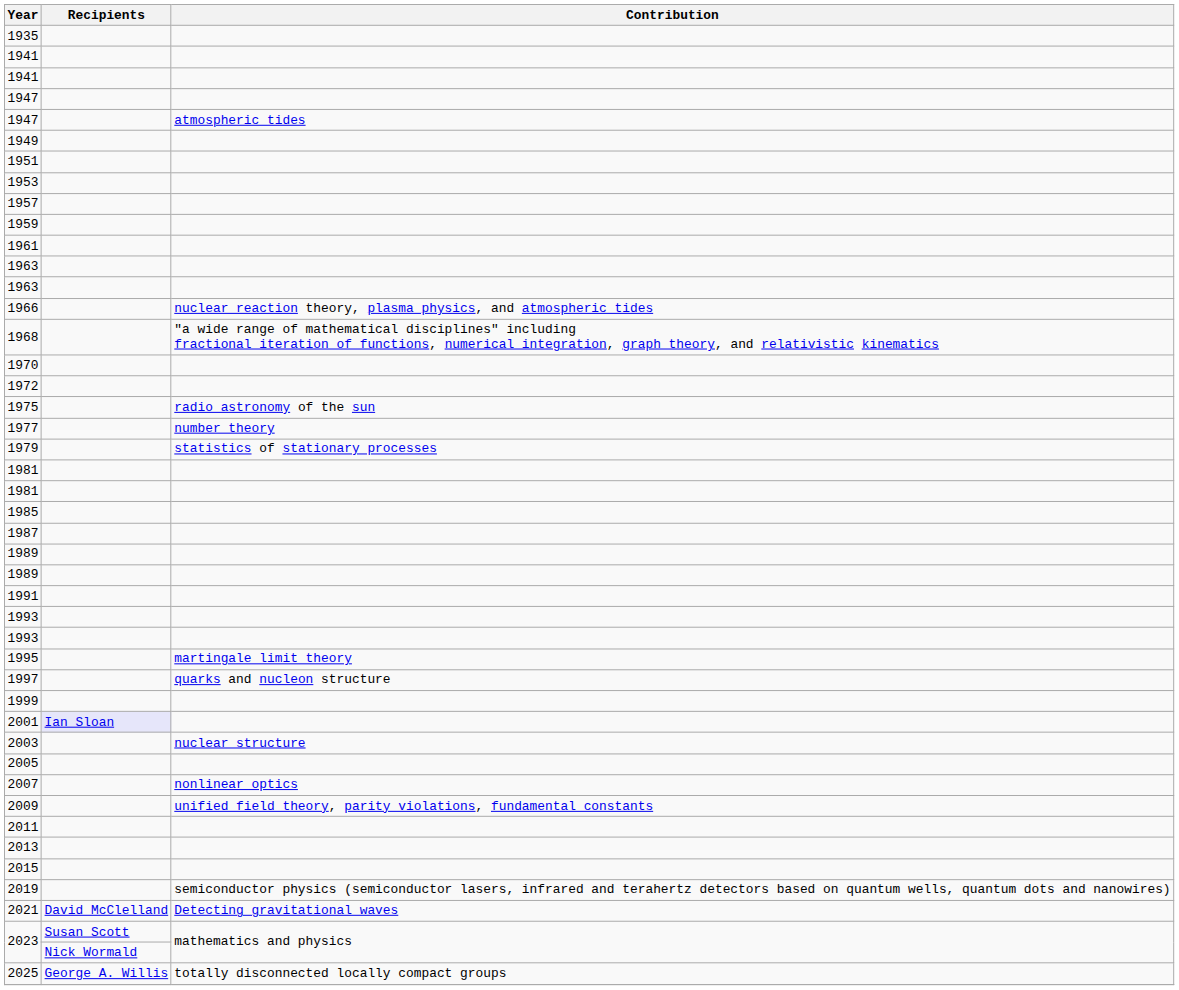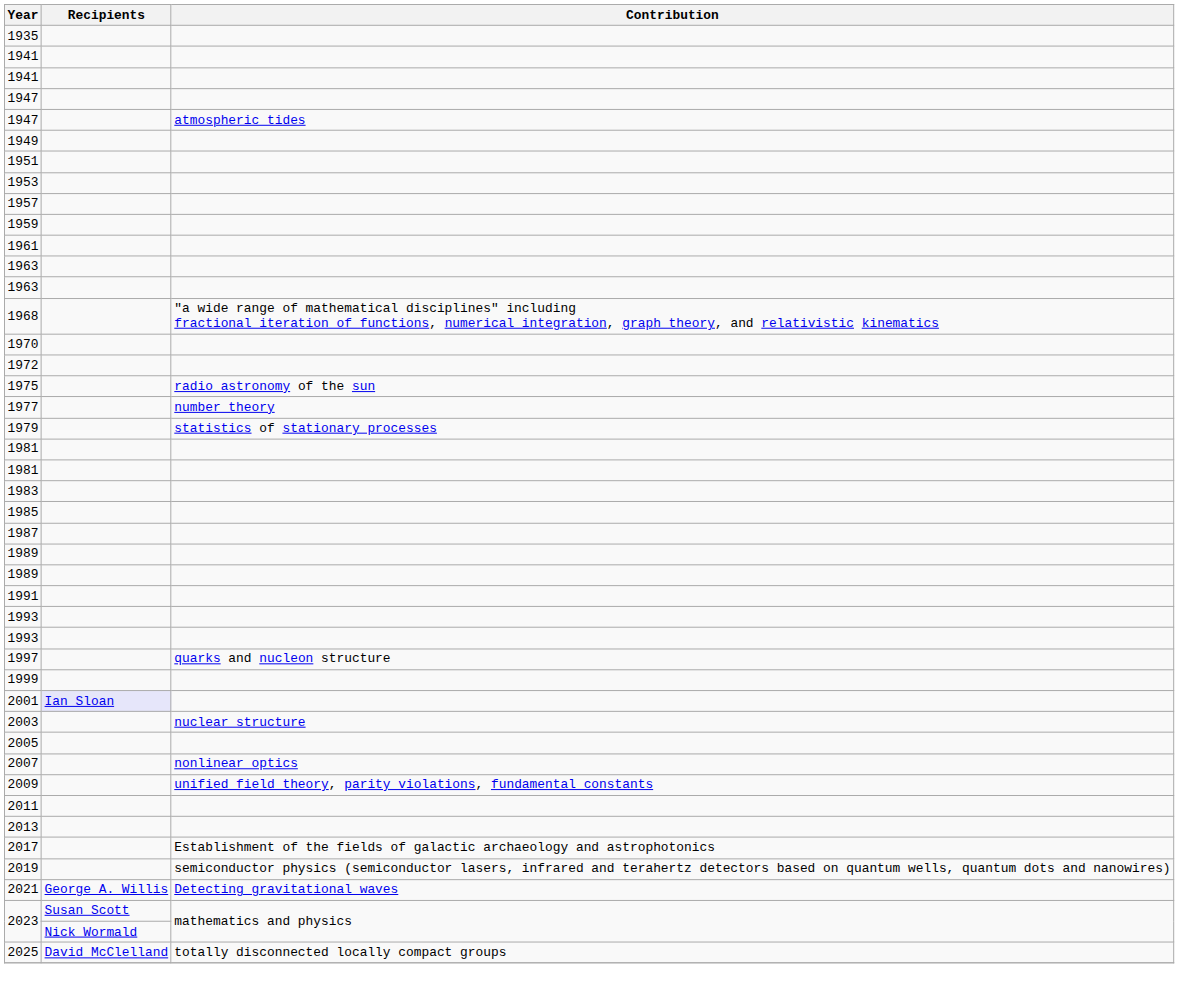- row: (23, 309)
+ row: (23, 491)
- row: (23, 659)
- row: (23, 869)
+ row: (23, 848)
(106, 911) David McClelland -> (106, 890) George A. Willis
(106, 974) George A. Willis -> (106, 953) David McClelland
